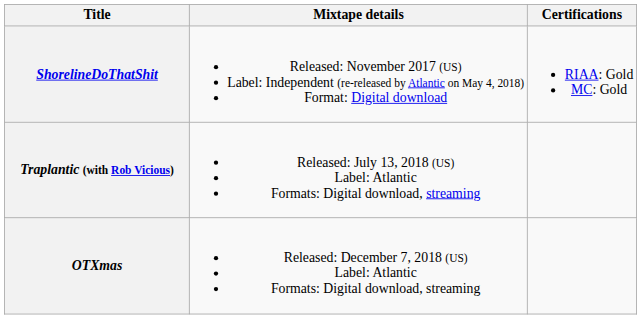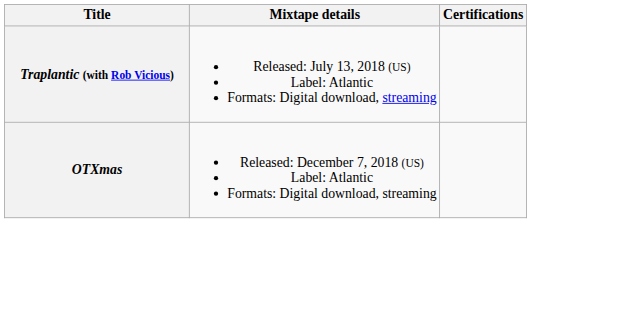- row: (97, 74)
